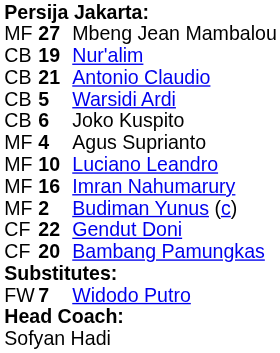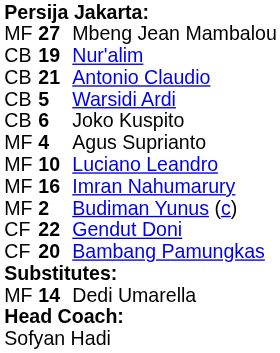+ row: (134, 295)
- row: (132, 295)
